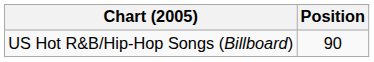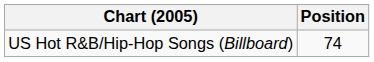(333, 43) 90 -> (333, 43) 74
